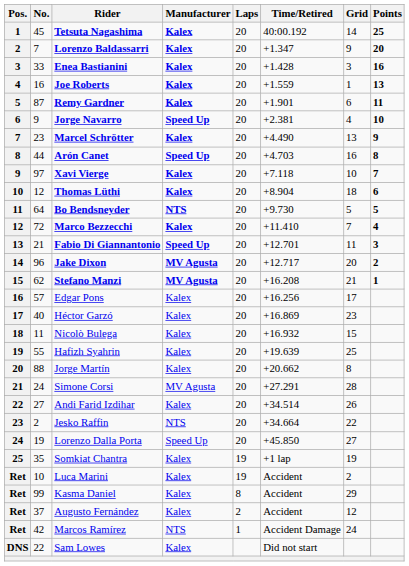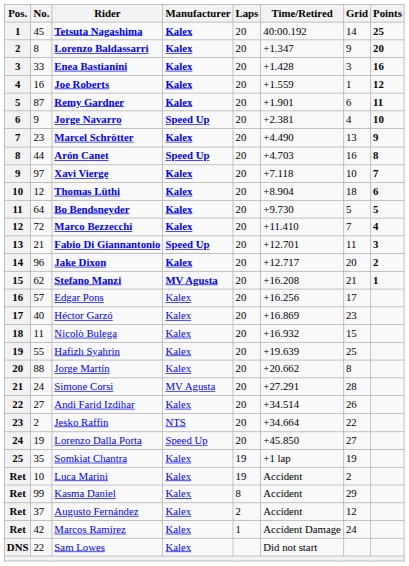(36, 49) 7 -> (36, 49) 8
(378, 84) 13 -> (378, 84) 12
(176, 209) NTS -> (179, 209) Kalex
(192, 262) MV Agusta -> (179, 262) Kalex
(176, 529) NTS -> (178, 529) Kalex
